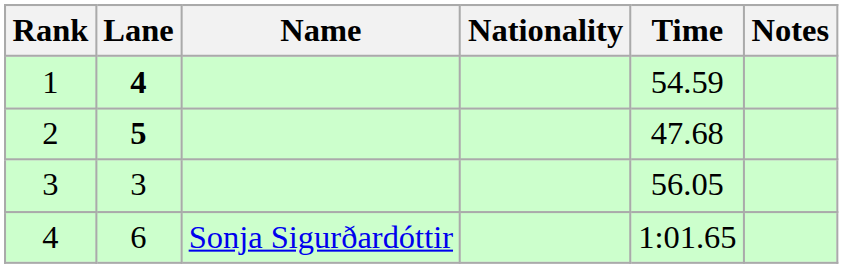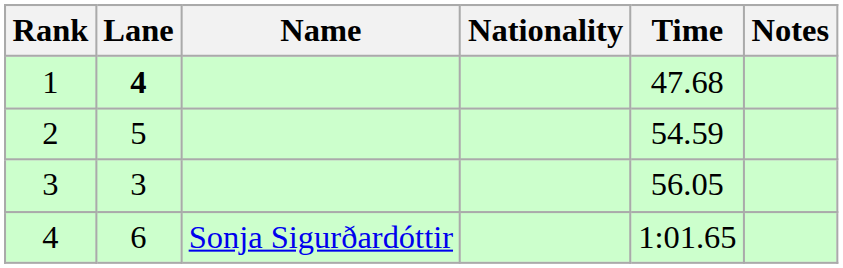(687, 81) 54.59 -> (687, 81) 47.68
(138, 133) bold -> (138, 133) normal
(687, 133) 47.68 -> (687, 133) 54.59
